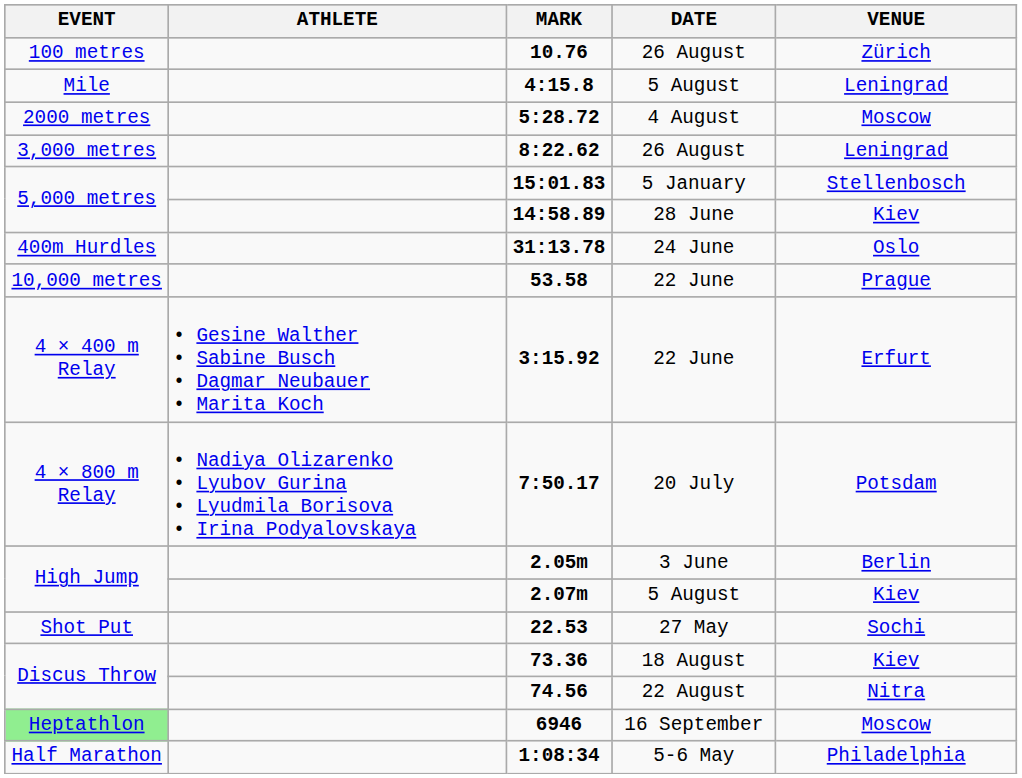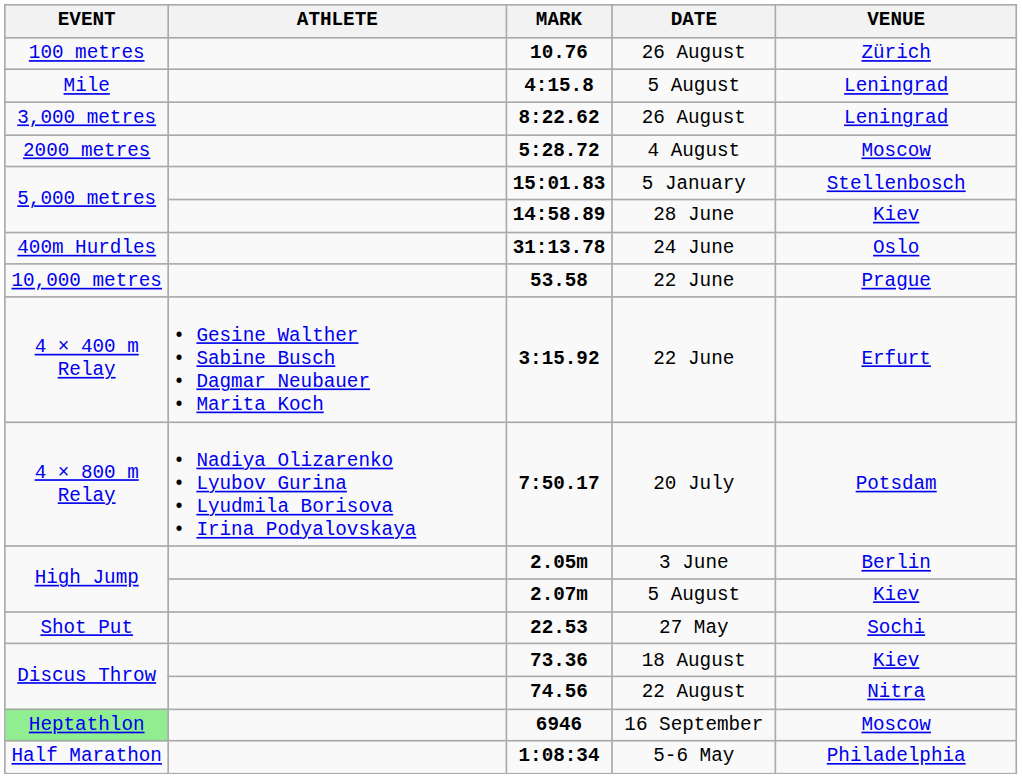rows swapped: (559, 118) <-> (559, 150)
